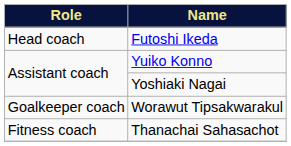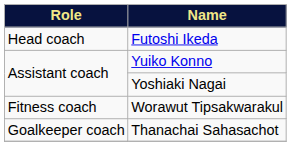(66, 107) Goalkeeper coach -> (52, 107) Fitness coach
(52, 130) Fitness coach -> (66, 130) Goalkeeper coach
